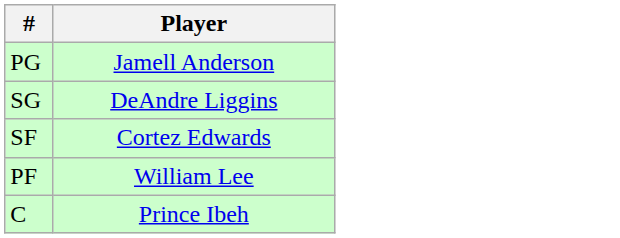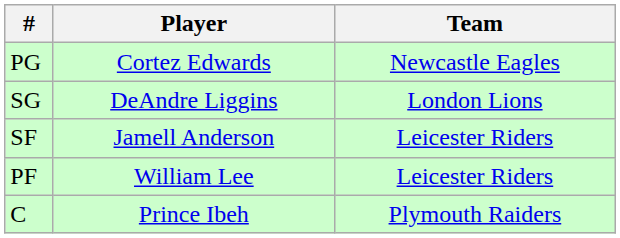+ column: (475, 23)
(194, 61) Jamell Anderson -> (194, 61) Cortez Edwards
(194, 137) Cortez Edwards -> (194, 137) Jamell Anderson
